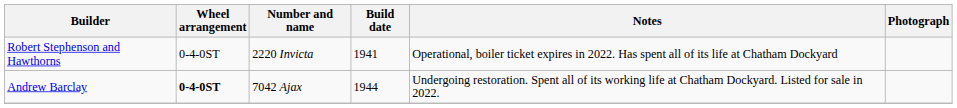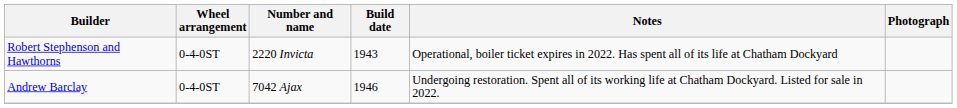(366, 53) 1941 -> (366, 53) 1943
(200, 86) bold -> (199, 86) normal
(366, 86) 1944 -> (366, 86) 1946
